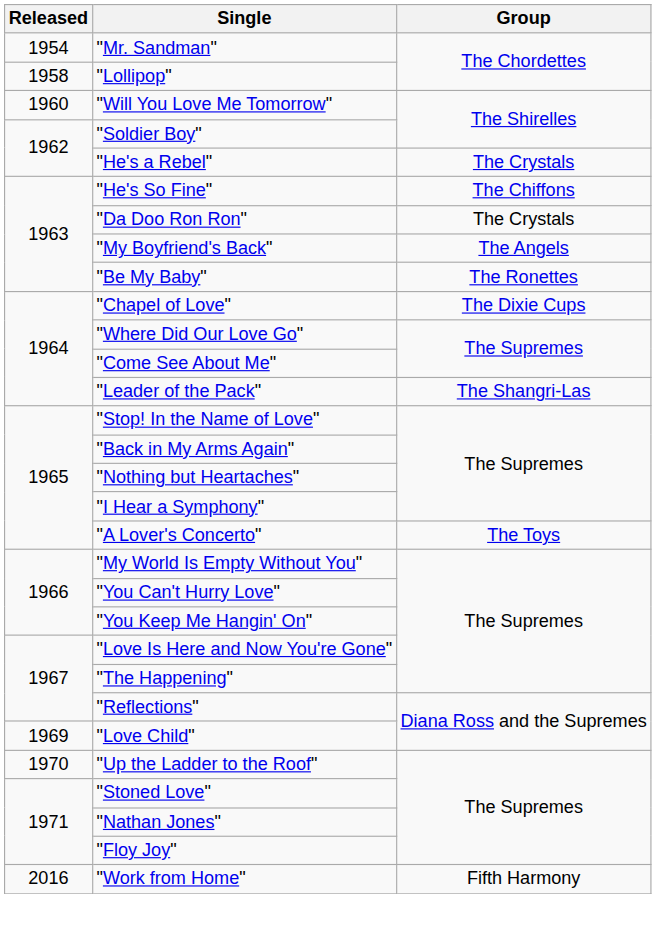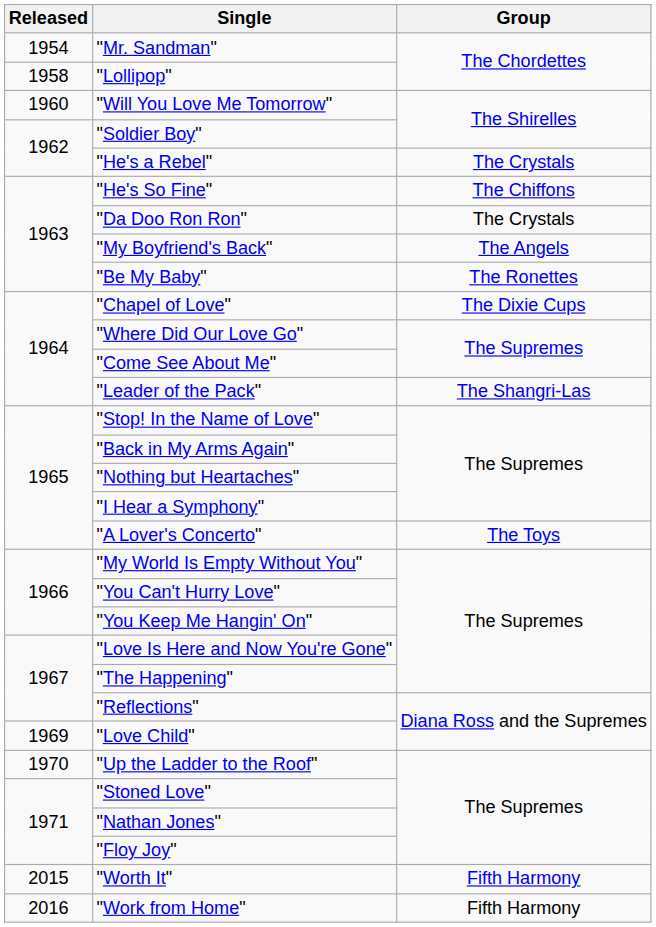+ row: (134, 879)
